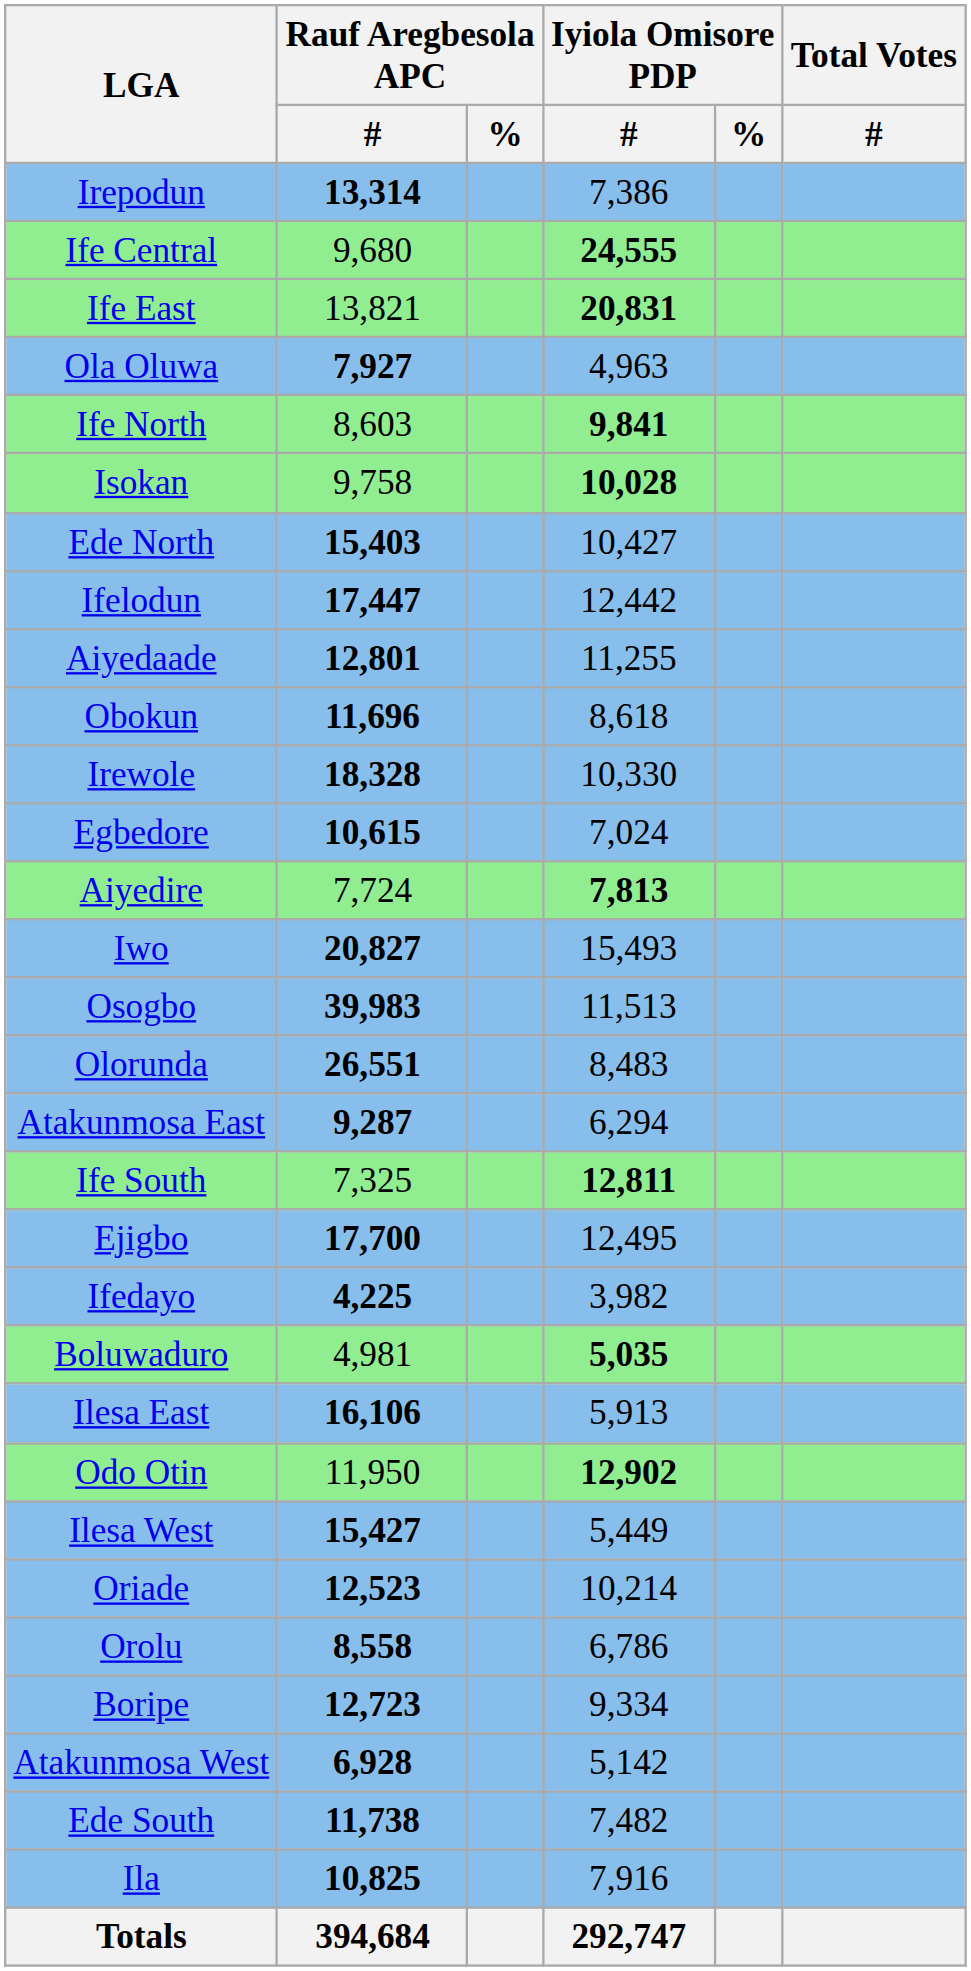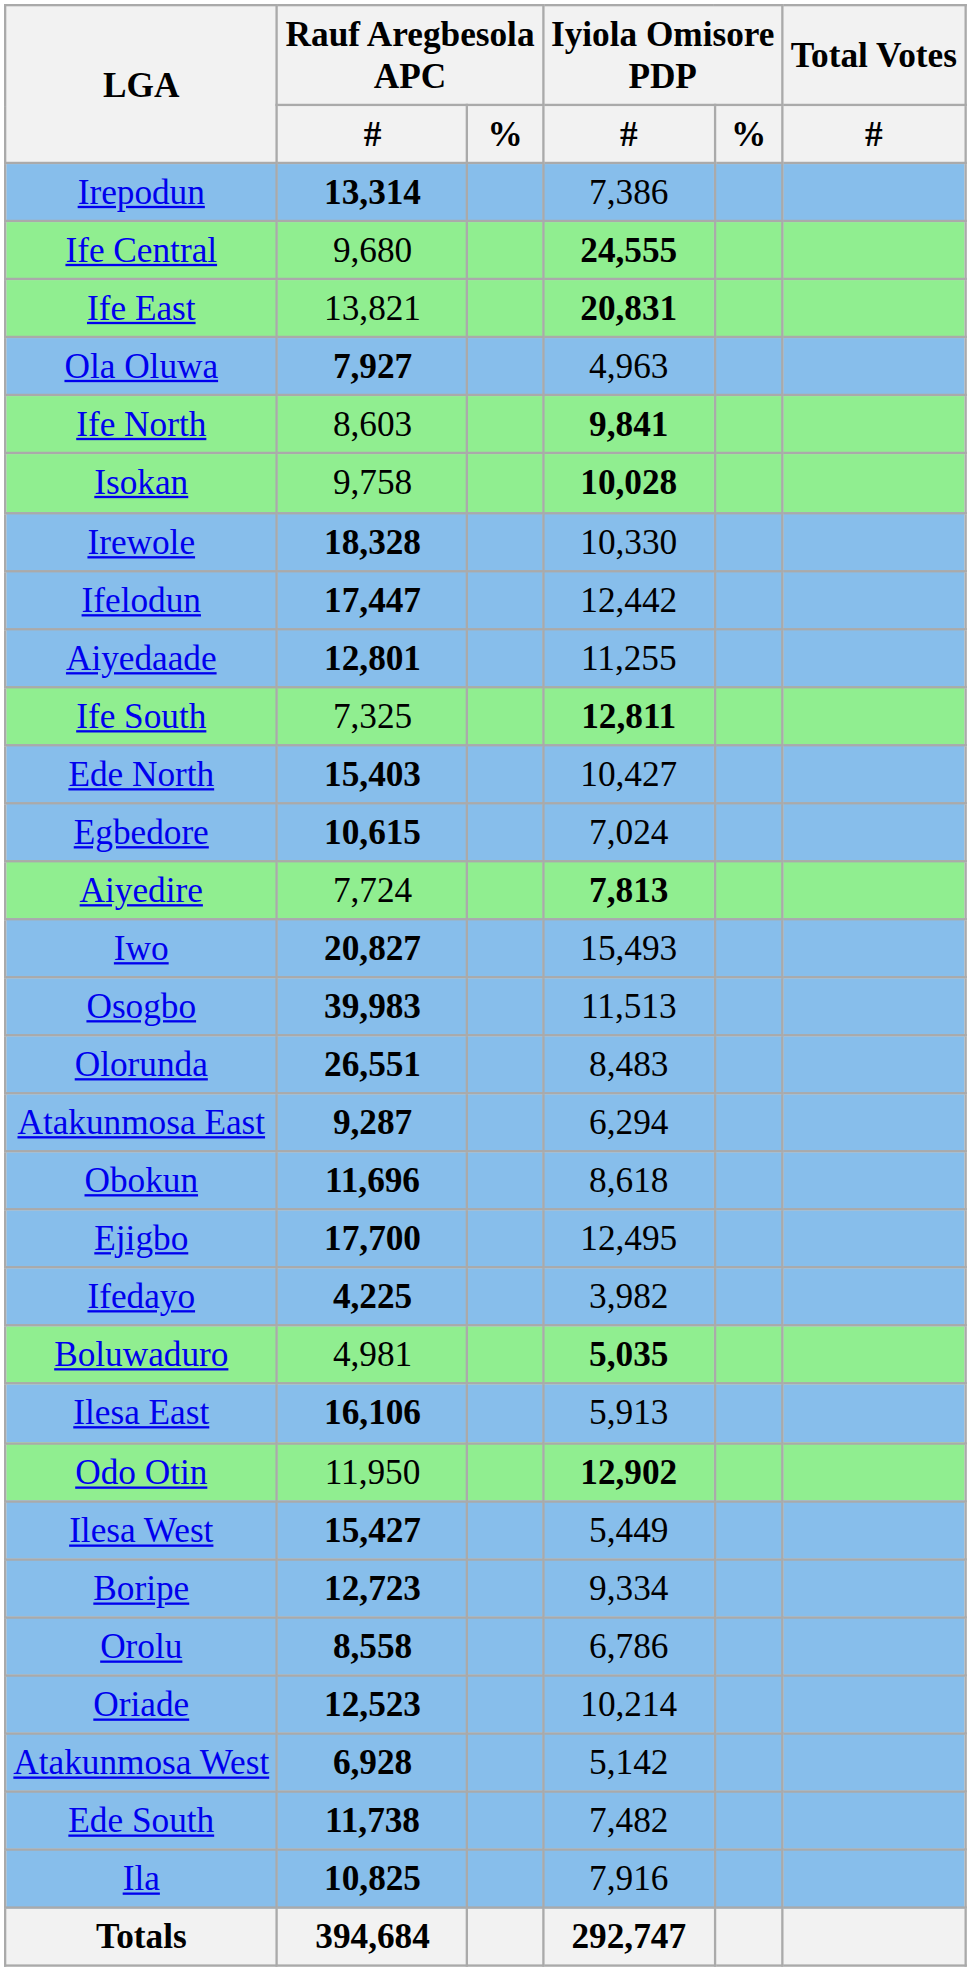rows swapped: (141, 540) <-> (141, 773)
rows swapped: (141, 715) <-> (141, 1180)
rows swapped: (141, 1703) <-> (141, 1587)
